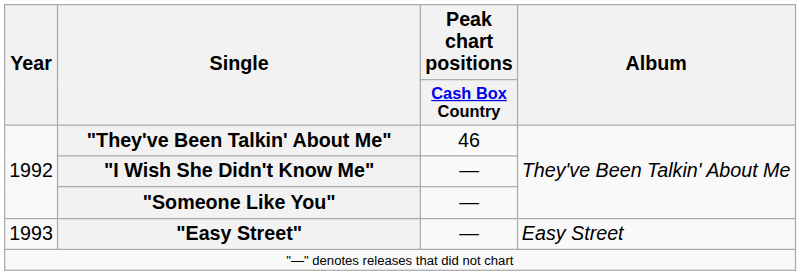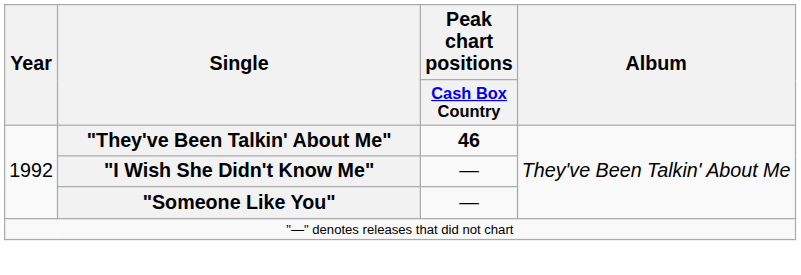(469, 140) normal -> (469, 140) bold
- row: (239, 233)
